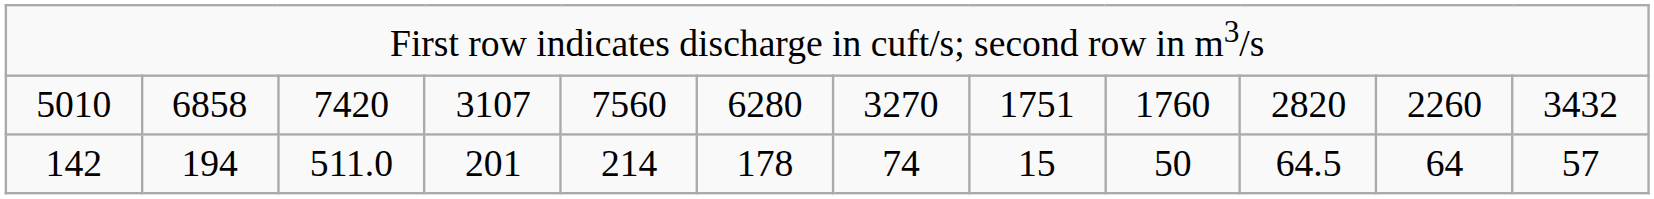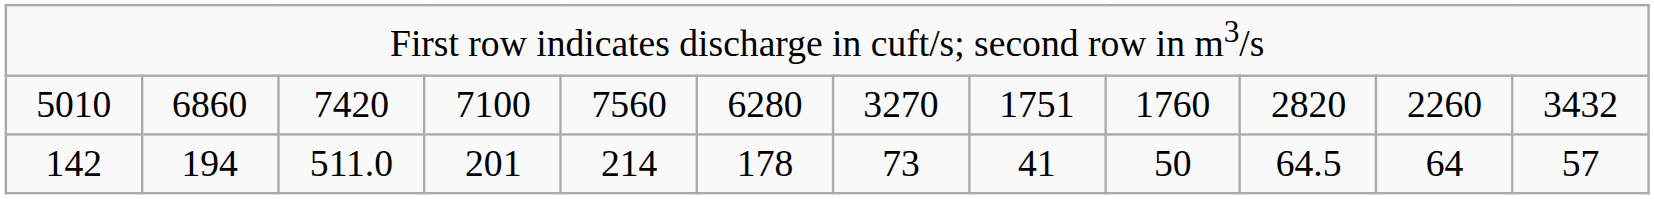(210, 104) 6858 -> (210, 104) 6860
(493, 104) 3107 -> (493, 104) 7100
(901, 163) 74 -> (901, 163) 73
(1037, 163) 15 -> (1037, 163) 41
